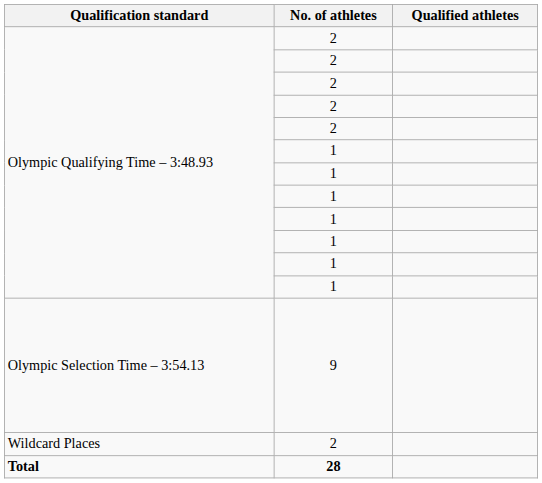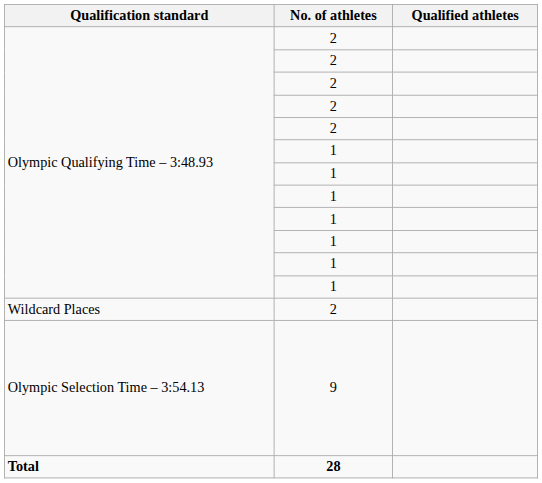rows swapped: (106, 365) <-> (54, 444)
